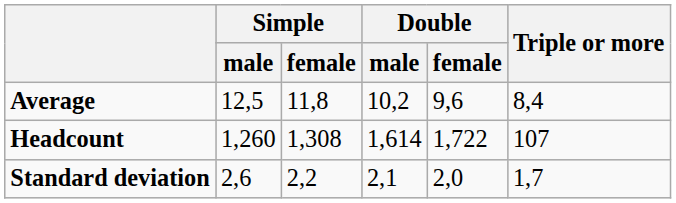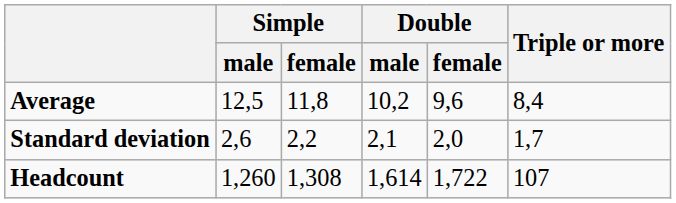rows swapped: (67, 139) <-> (110, 178)
